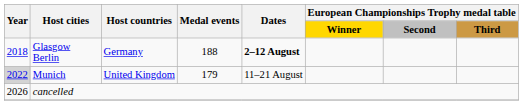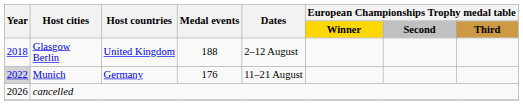(123, 52) Germany -> (139, 52) United Kingdom
(272, 52) bold -> (271, 52) normal
(139, 74) United Kingdom -> (123, 74) Germany
(210, 74) 179 -> (210, 74) 176
